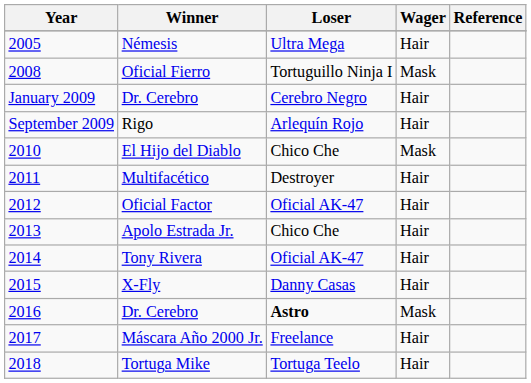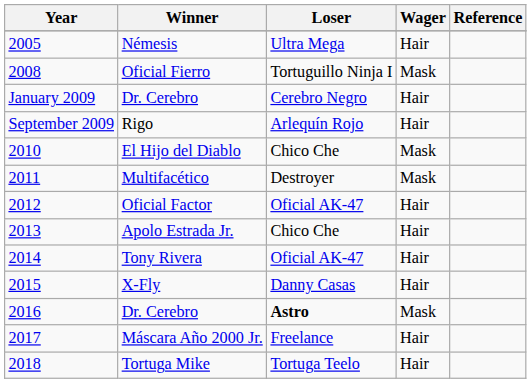(414, 177) Hair -> (418, 177) Mask
